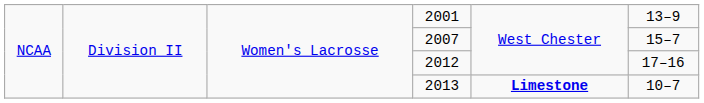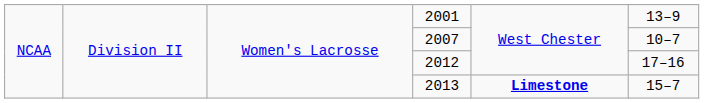(663, 40) 15–7 -> (663, 40) 10–7
(663, 86) 10–7 -> (663, 86) 15–7
